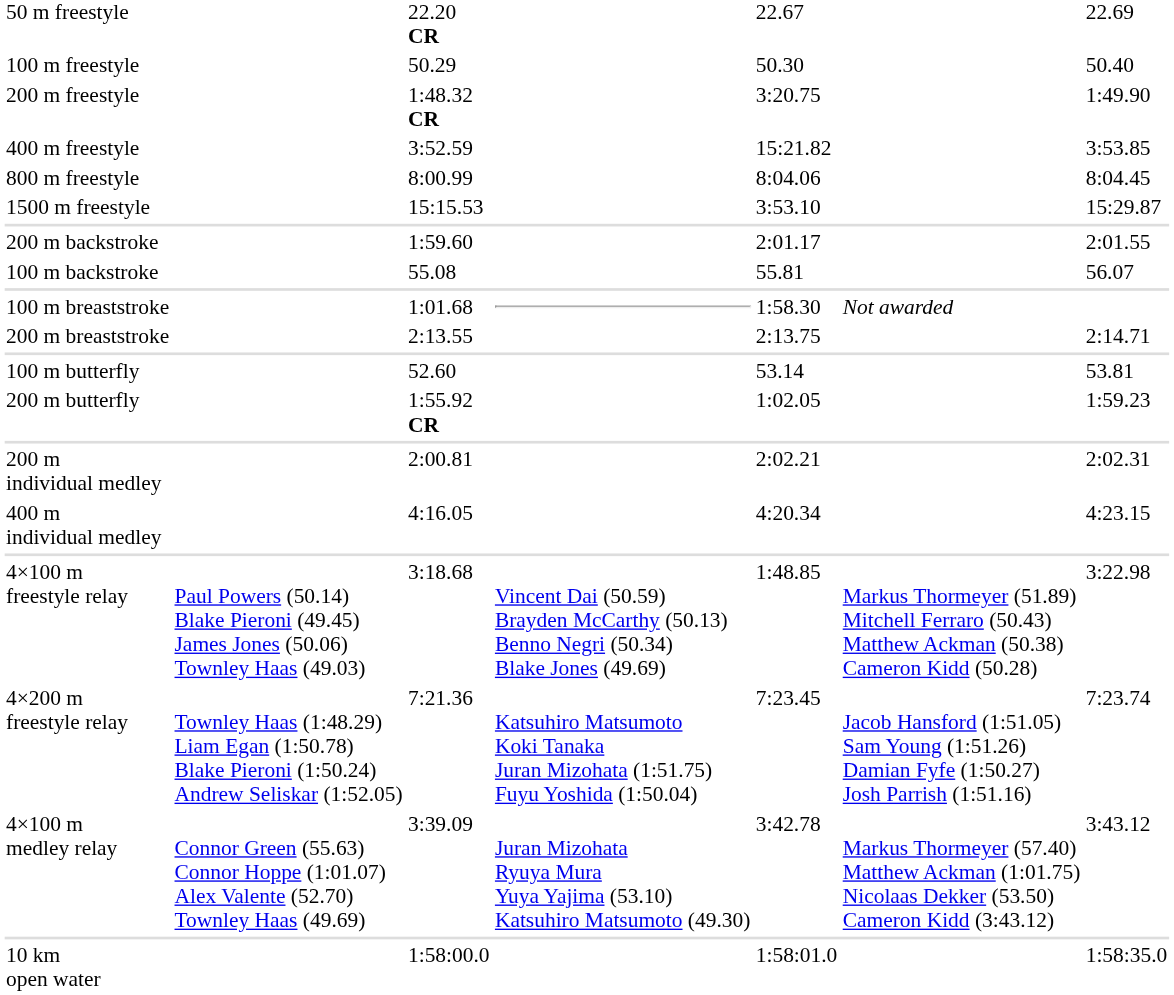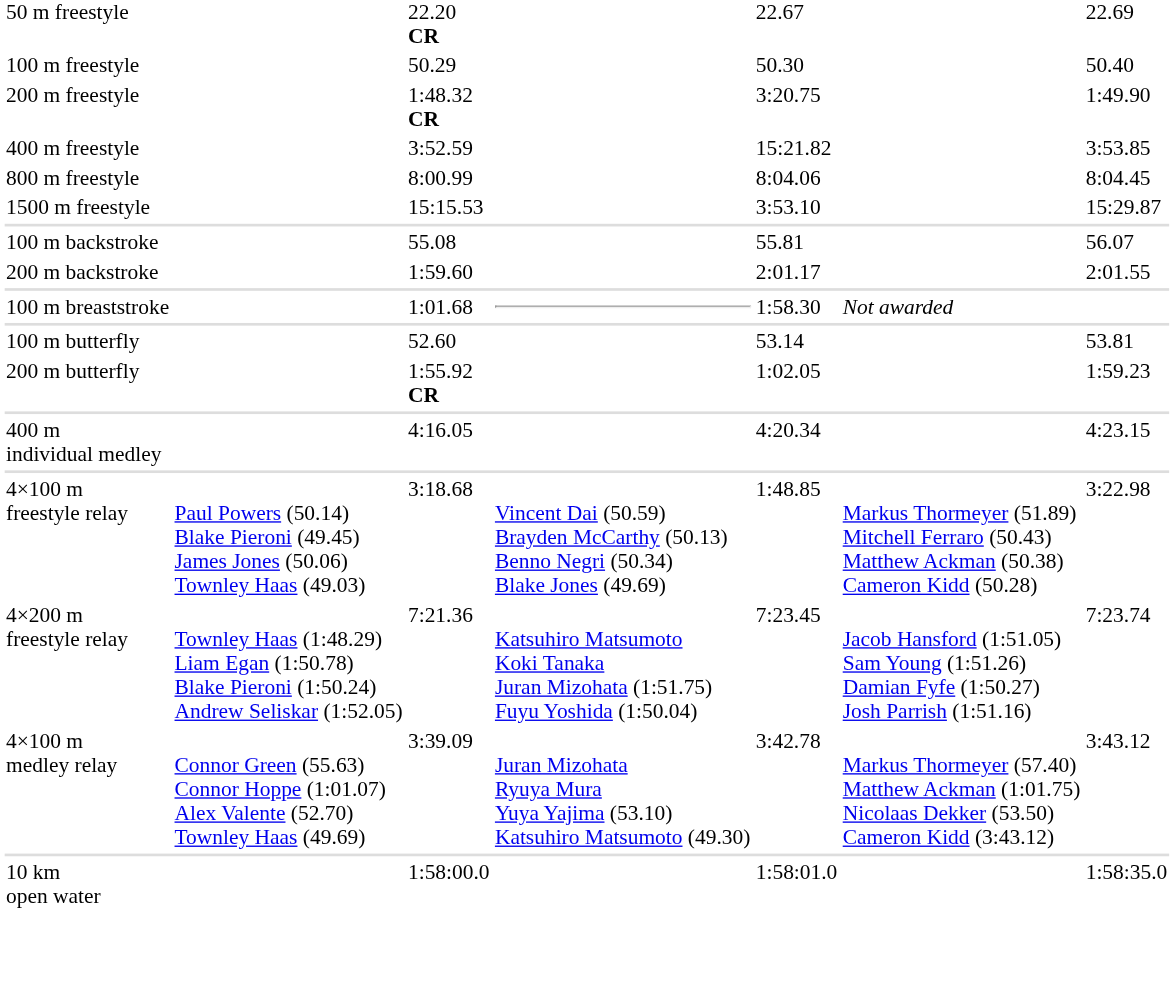rows swapped: (82, 271) <-> (82, 242)
- row: (88, 336)
- row: (84, 471)
